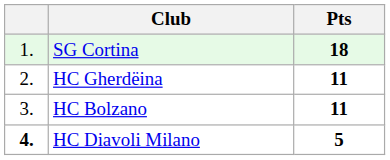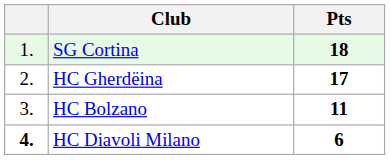(339, 79) 11 -> (339, 79) 17
(339, 139) 5 -> (339, 139) 6
